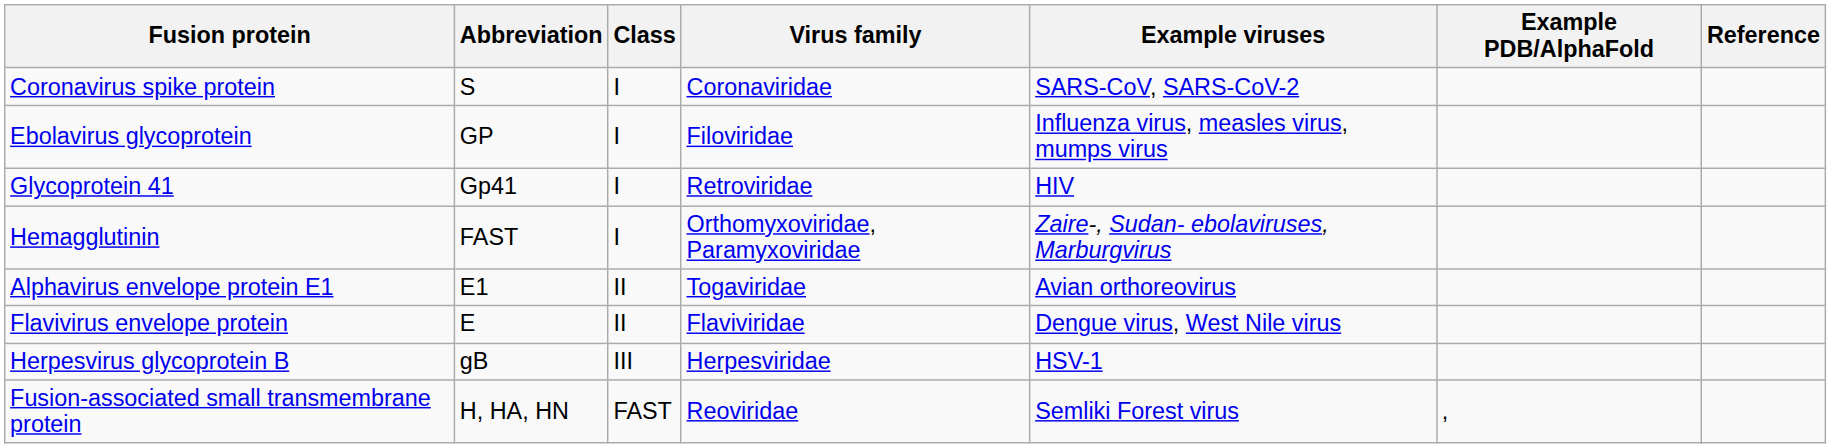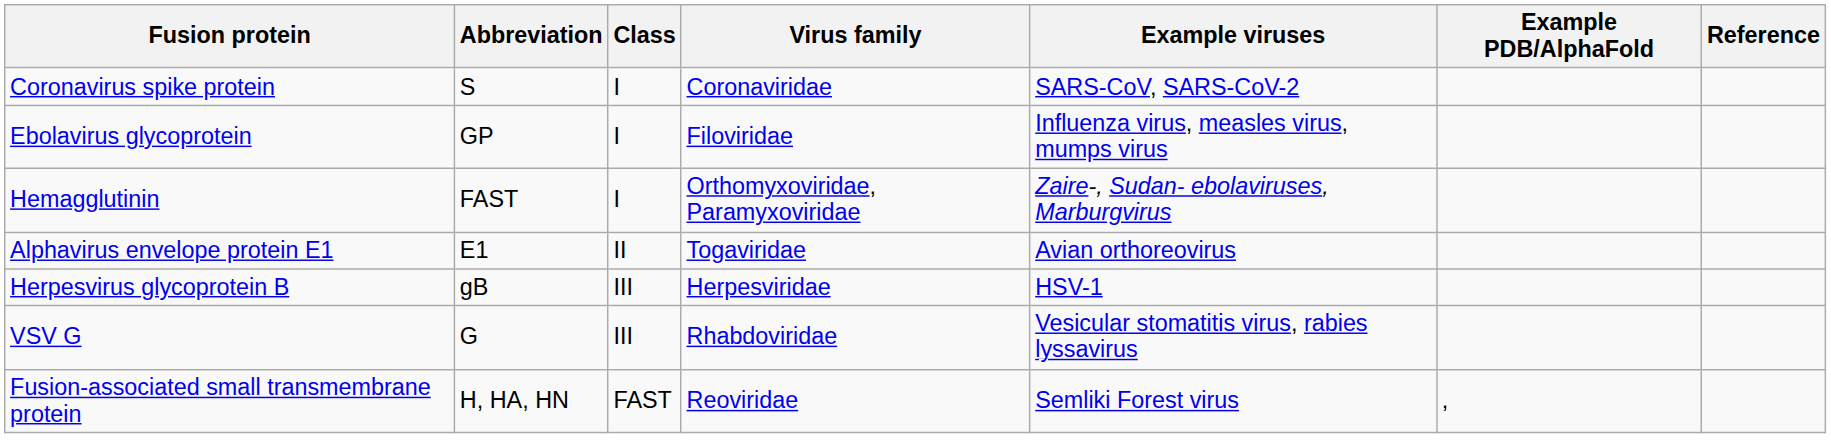- row: (92, 186)
- row: (149, 324)
+ row: (46, 337)
